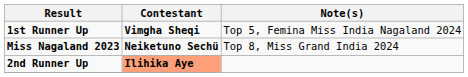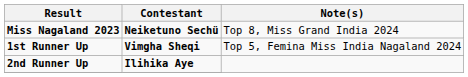rows swapped: (63, 47) <-> (48, 30)
(159, 64) lightsalmon background -> (159, 64) no background
